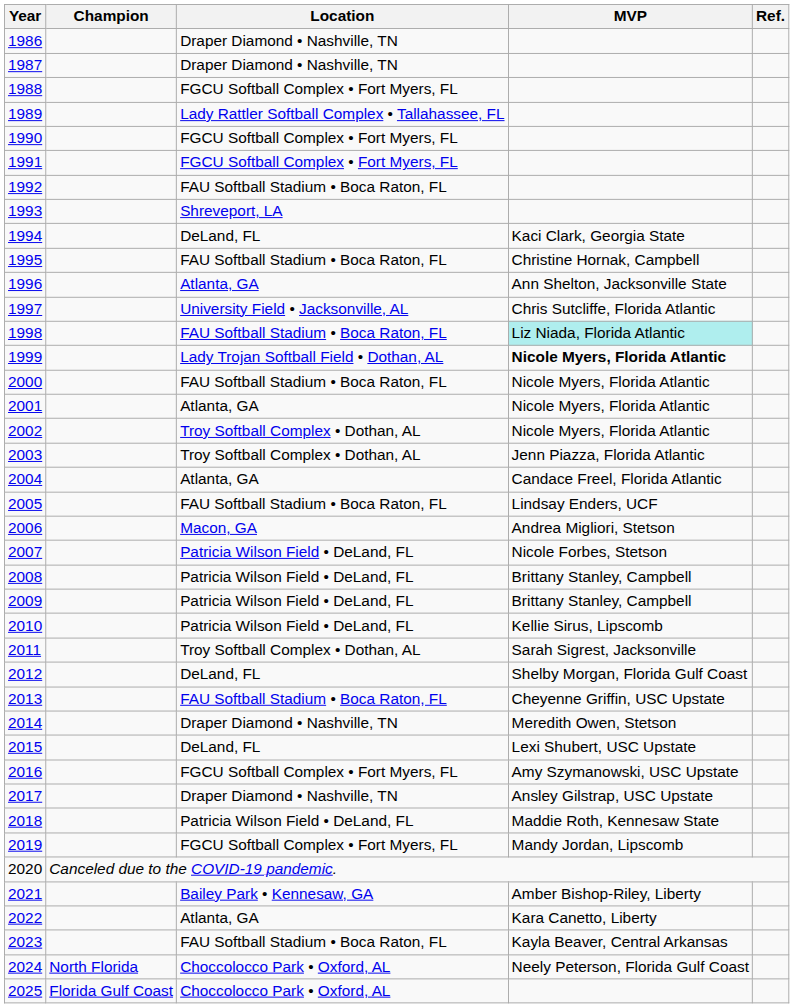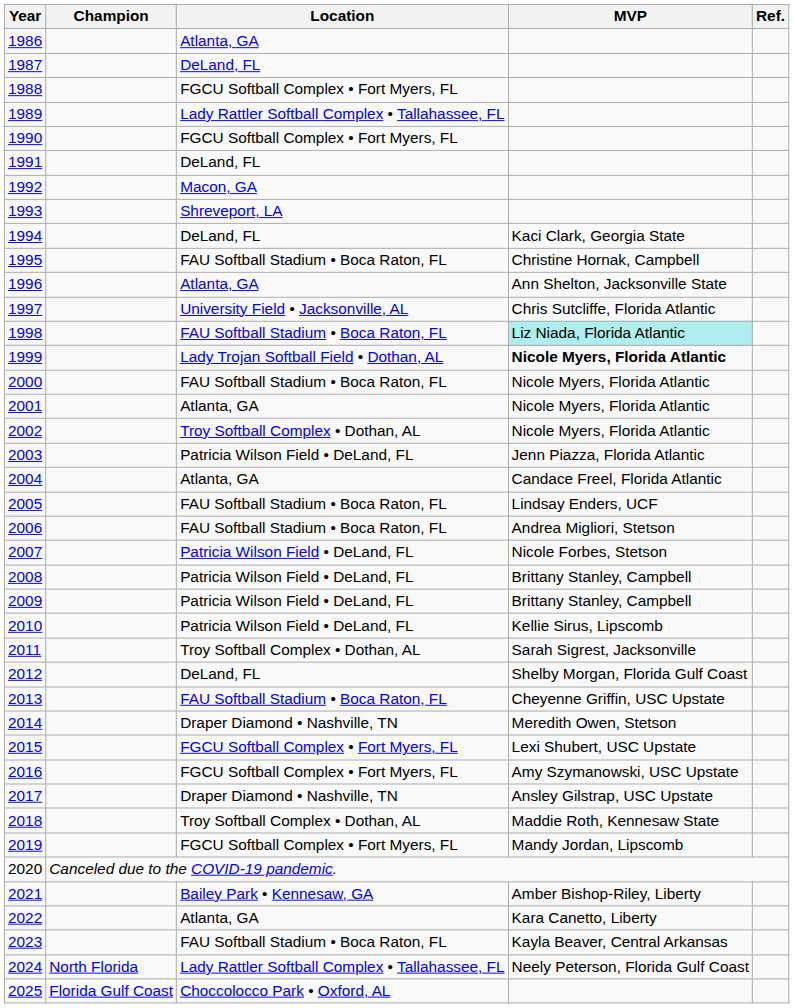(289, 41) Draper Diamond • Nashville, TN -> (219, 41) Atlanta, GA
(289, 65) Draper Diamond • Nashville, TN -> (220, 65) DeLand, FL
(319, 162) FGCU Softball Complex • Fort Myers, FL -> (220, 162) DeLand, FL
(313, 187) FAU Softball Stadium • Boca Raton, FL -> (219, 187) Macon, GA
(300, 455) Troy Softball Complex • Dothan, AL -> (297, 455) Patricia Wilson Field • DeLand, FL
(219, 528) Macon, GA -> (313, 528) FAU Softball Stadium • Boca Raton, FL
(220, 747) DeLand, FL -> (319, 747) FGCU Softball Complex • Fort Myers, FL
(297, 820) Patricia Wilson Field • DeLand, FL -> (300, 820) Troy Softball Complex • Dothan, AL
(285, 966) Choccolocco Park • Oxford, AL -> (342, 966) Lady Rattler Softball Complex • Tallahassee, FL
